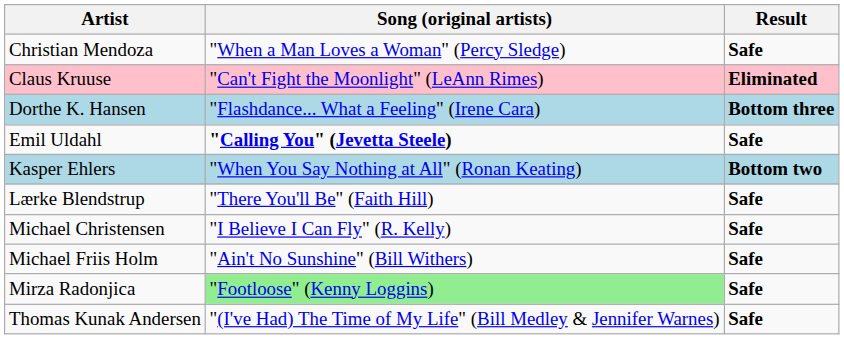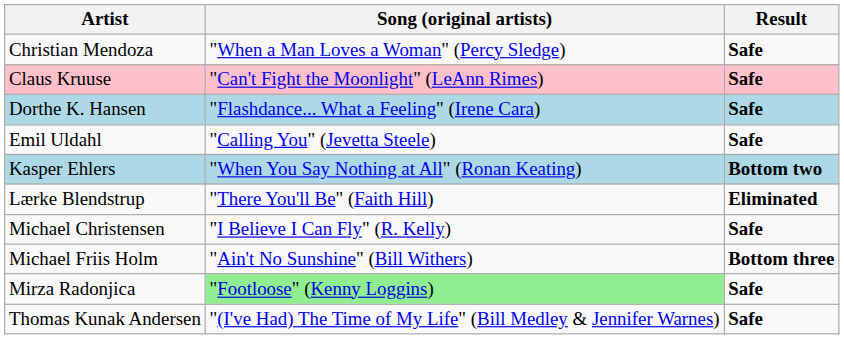(773, 79) Eliminated -> (746, 79) Safe
(781, 109) Bottom three -> (746, 109) Safe
(331, 139) bold -> (323, 139) normal
(746, 199) Safe -> (773, 199) Eliminated
(746, 259) Safe -> (781, 259) Bottom three
